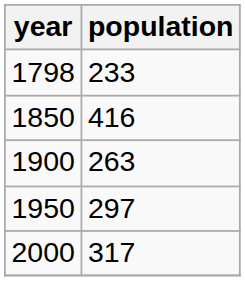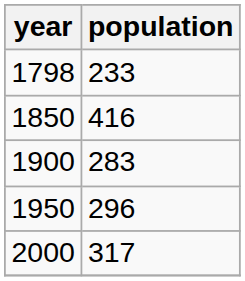(112, 162) 263 -> (112, 162) 283
(112, 207) 297 -> (112, 207) 296
